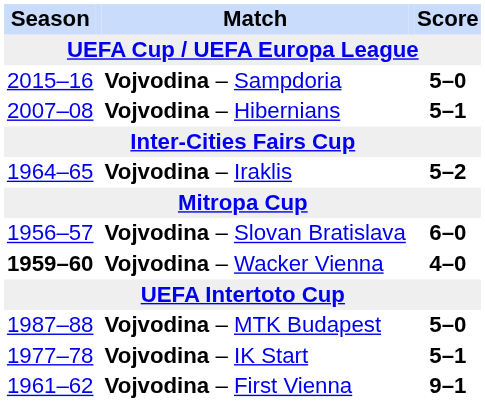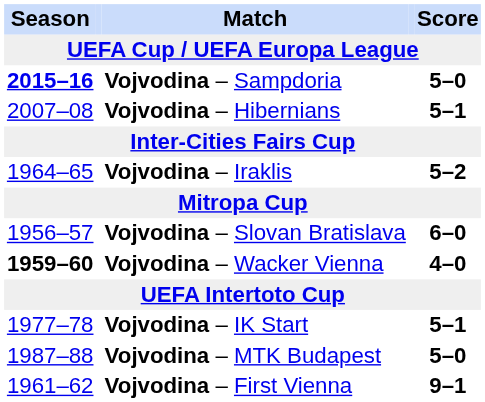(50, 80) normal -> (50, 80) bold
rows swapped: (243, 325) <-> (206, 355)
